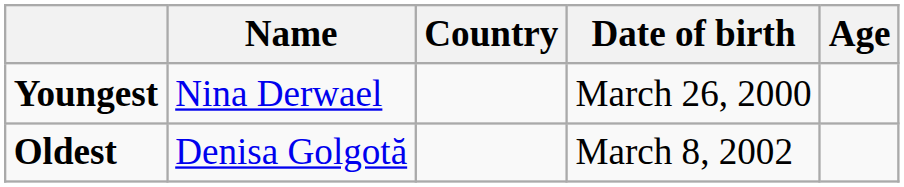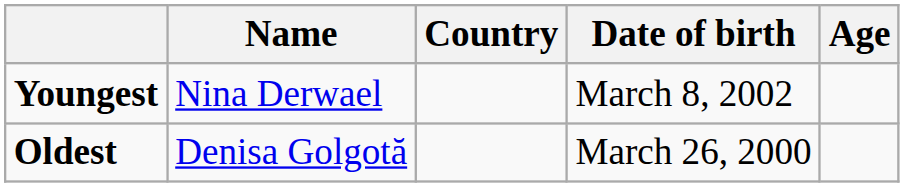(693, 92) March 26, 2000 -> (684, 92) March 8, 2002
(684, 151) March 8, 2002 -> (693, 151) March 26, 2000
